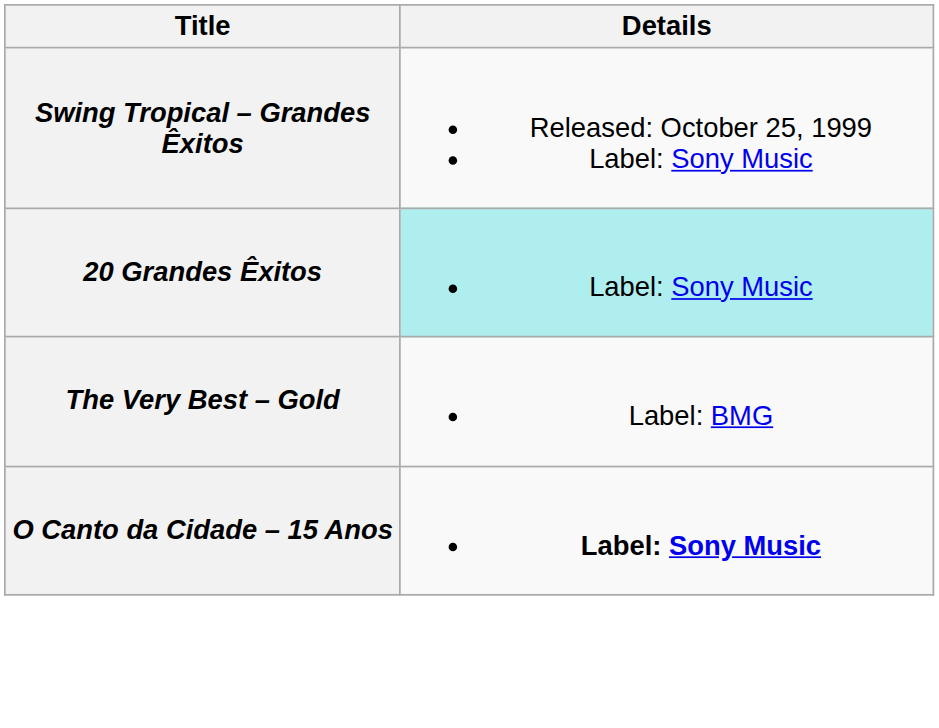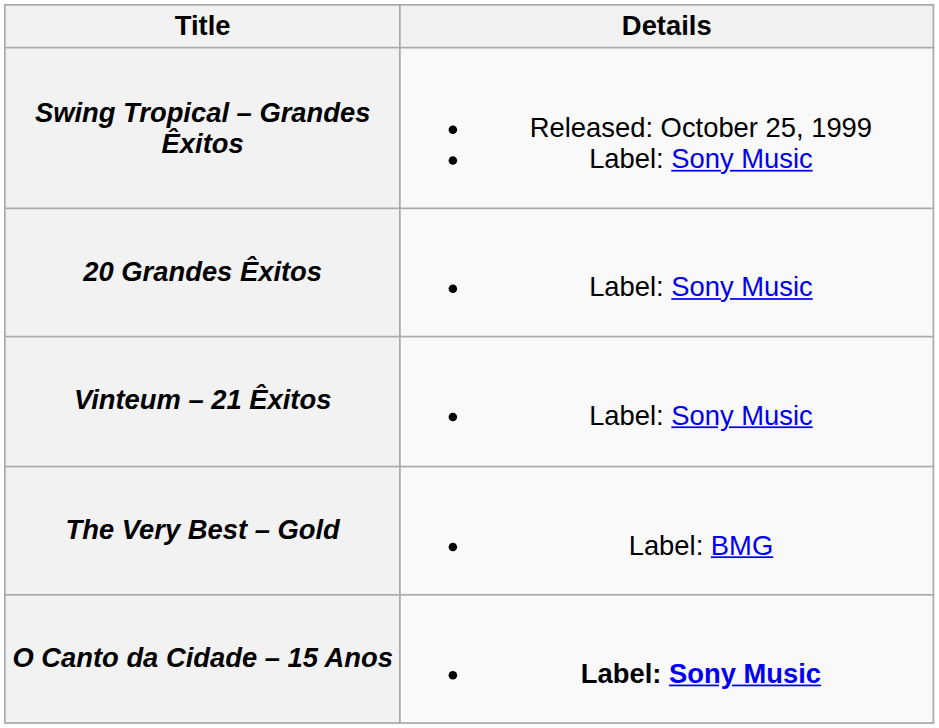(667, 288) paleturquoise background -> (667, 288) no background
+ row: (203, 400)
